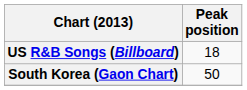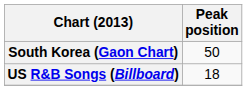rows swapped: (93, 74) <-> (93, 52)
